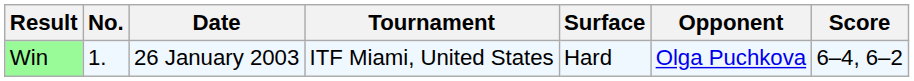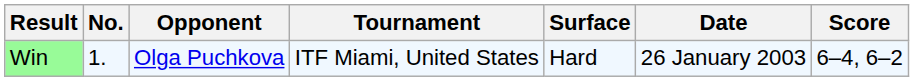columns swapped: (217, 22) <-> (731, 22)
